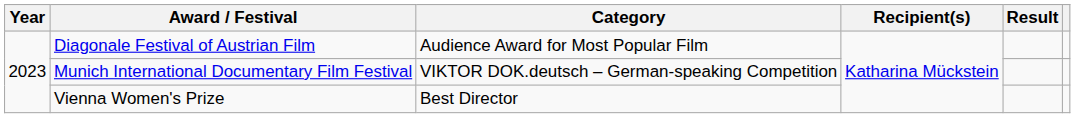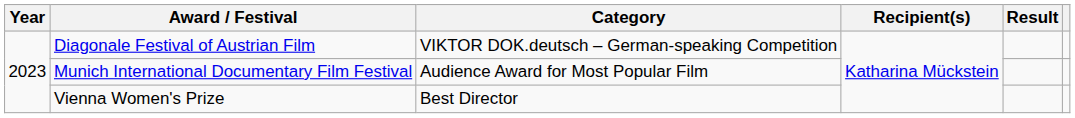(564, 44) Audience Award for Most Popular Film -> (629, 44) VIKTOR DOK.deutsch – German-speaking Competition
(629, 71) VIKTOR DOK.deutsch – German-speaking Competition -> (564, 71) Audience Award for Most Popular Film
